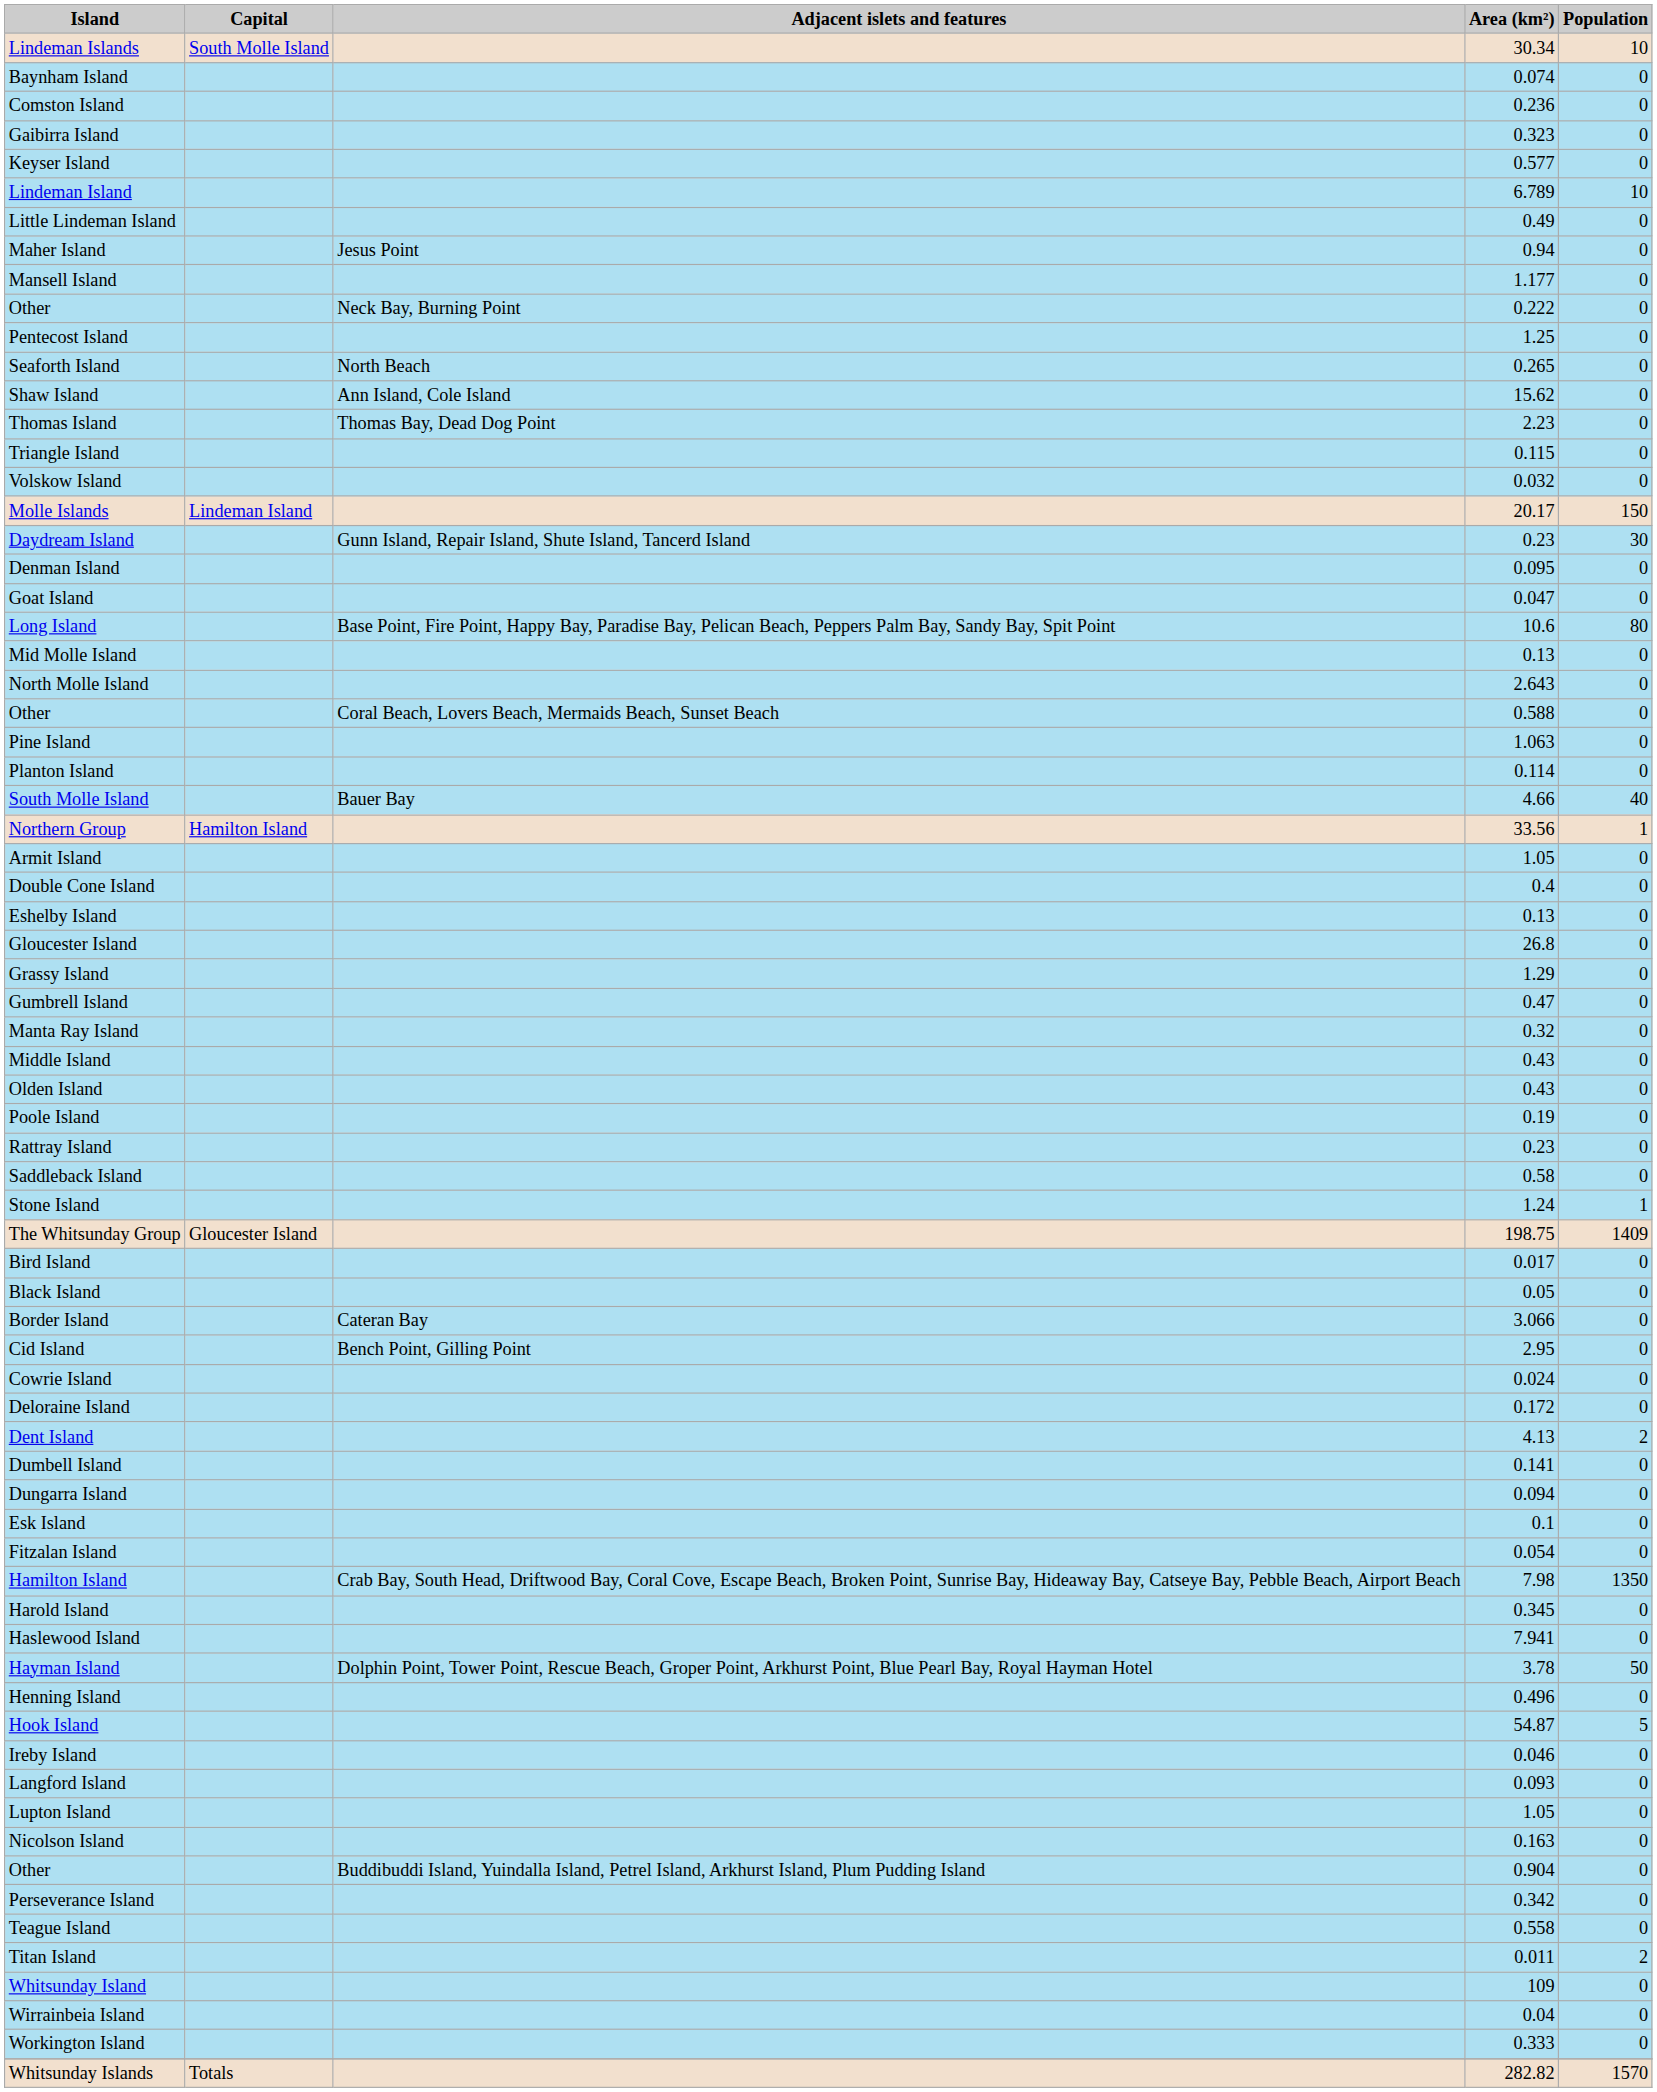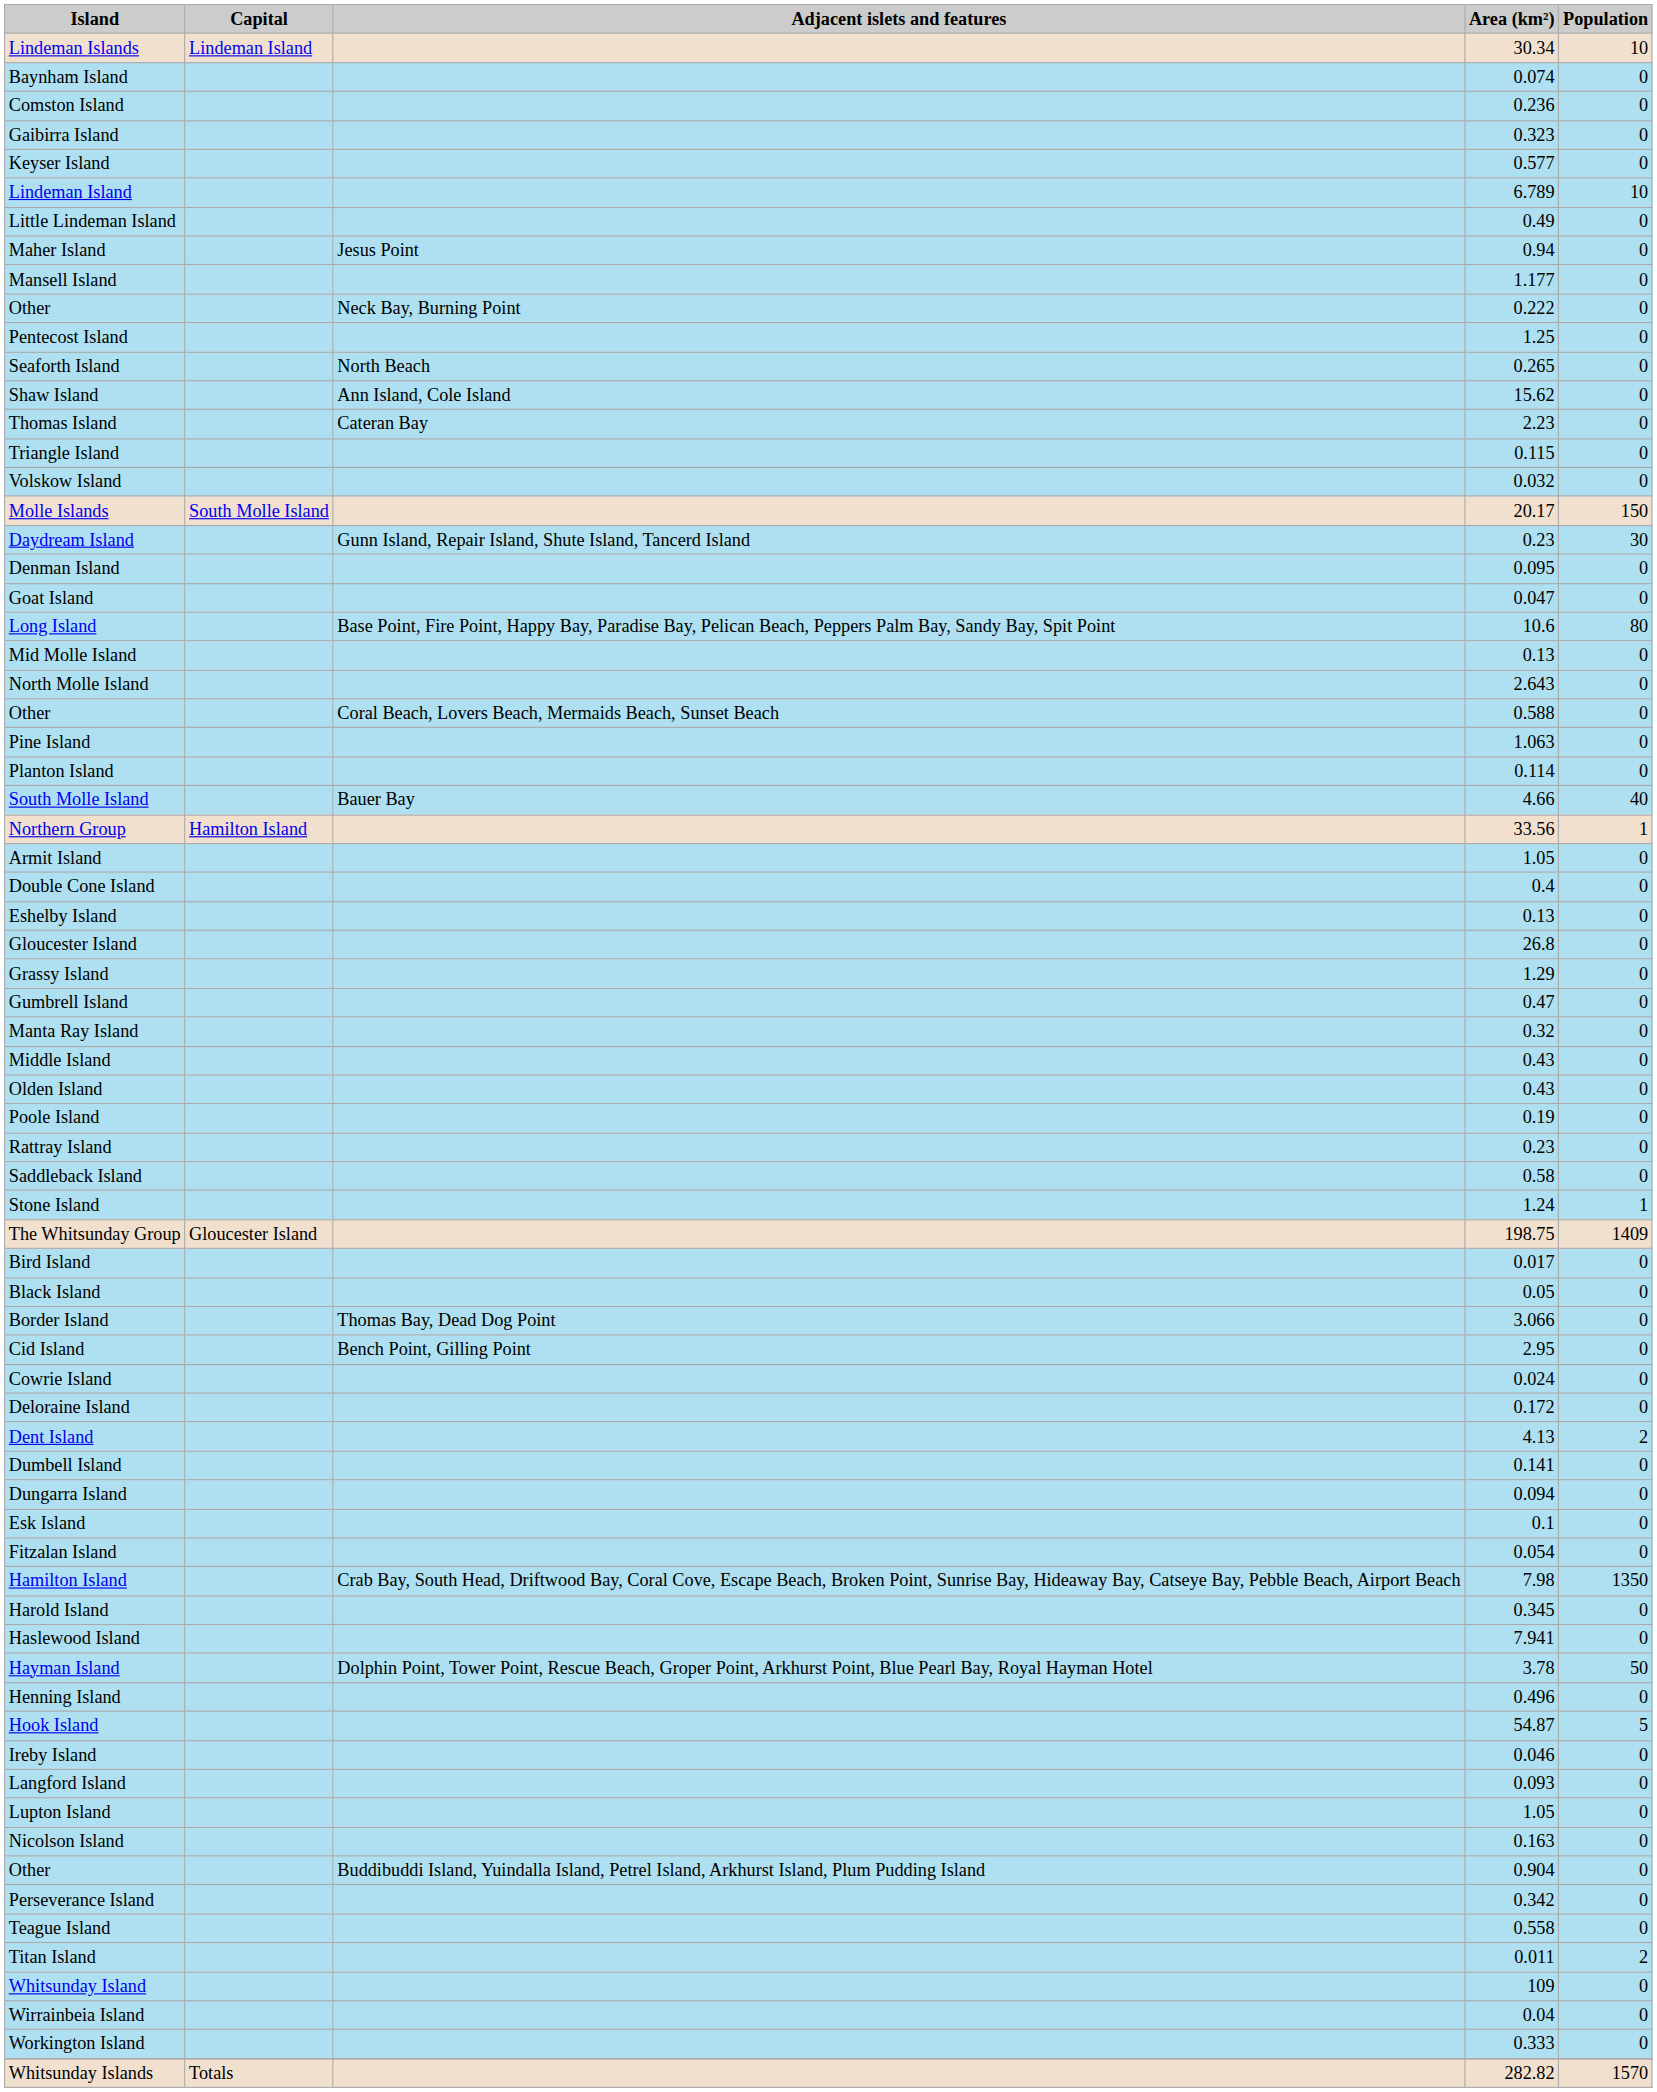(259, 47) South Molle Island -> (251, 47) Lindeman Island
(446, 423) Thomas Bay, Dead Dog Point -> (383, 423) Cateran Bay
(251, 510) Lindeman Island -> (259, 510) South Molle Island
(383, 1320) Cateran Bay -> (446, 1320) Thomas Bay, Dead Dog Point
